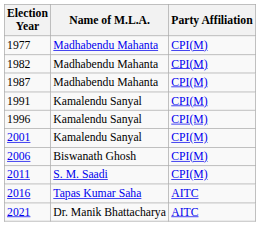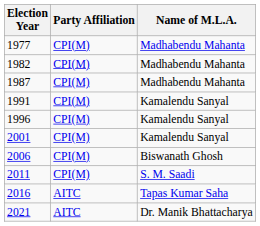columns swapped: (110, 20) <-> (212, 20)
